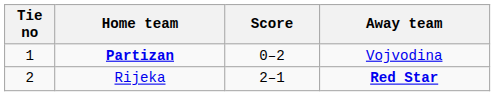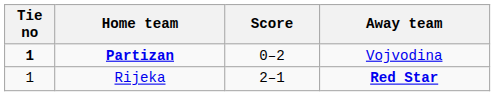(30, 56) normal -> (30, 56) bold
(30, 79) 2 -> (30, 79) 1
